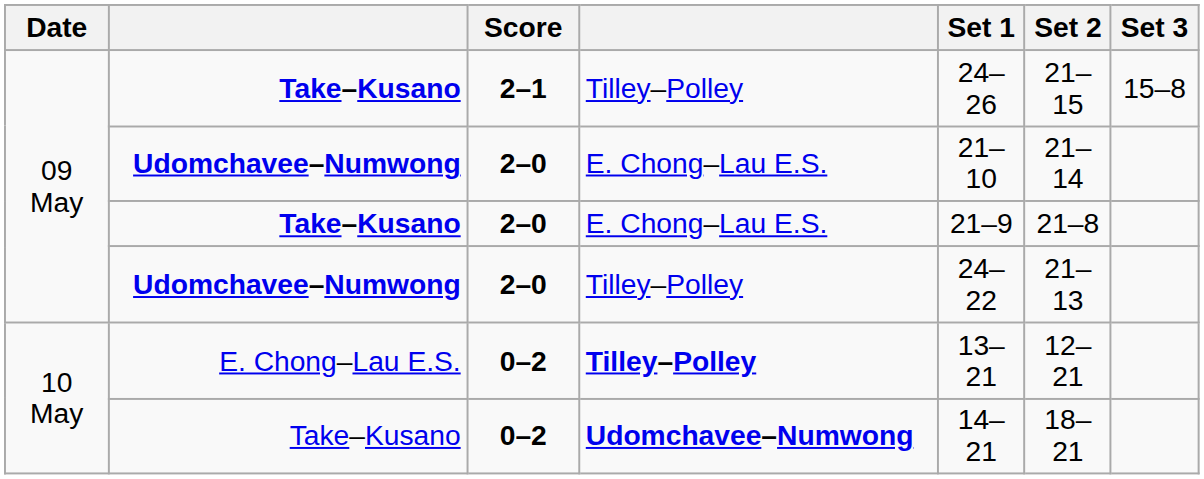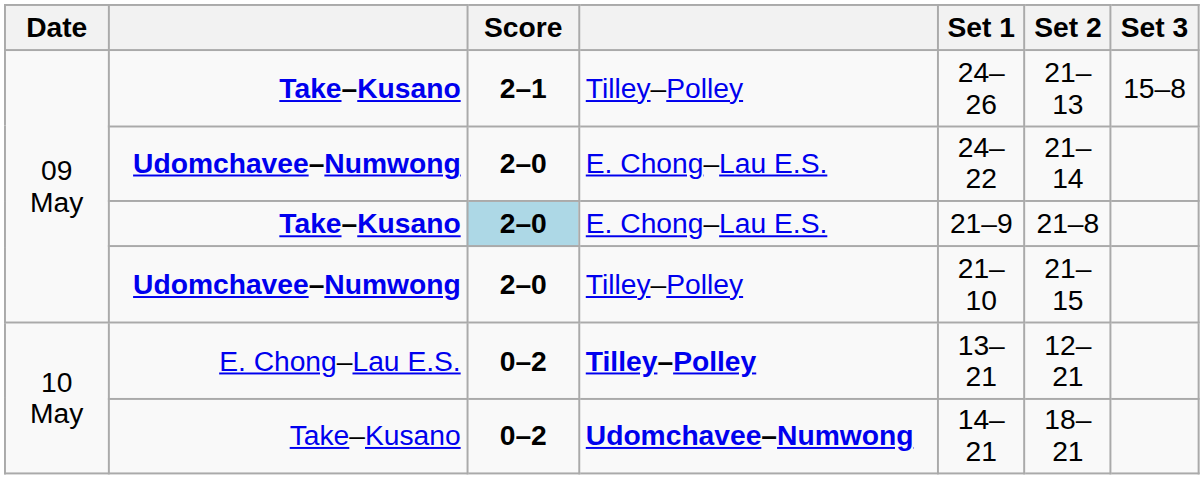(1068, 88) 21–15 -> (1068, 88) 21–13
(981, 164) 21–10 -> (981, 164) 24–22
(523, 224) no background -> (523, 224) lightblue background
(981, 284) 24–22 -> (981, 284) 21–10
(1068, 284) 21–13 -> (1068, 284) 21–15
